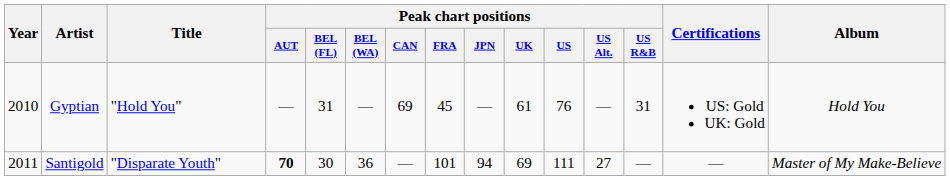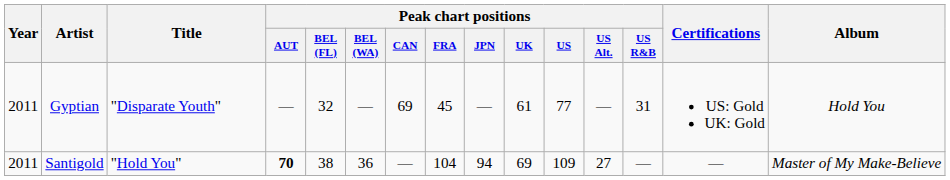(23, 106) 2010 -> (23, 106) 2011
(146, 106) "Hold You" -> (166, 106) "Disparate Youth"
(326, 106) 31 -> (326, 106) 32
(564, 106) 76 -> (564, 106) 77
(166, 163) "Disparate Youth" -> (146, 163) "Hold You"
(326, 163) 30 -> (326, 163) 38
(445, 163) 101 -> (445, 163) 104
(564, 163) 111 -> (564, 163) 109
